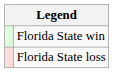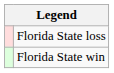rows swapped: (61, 36) <-> (61, 57)
